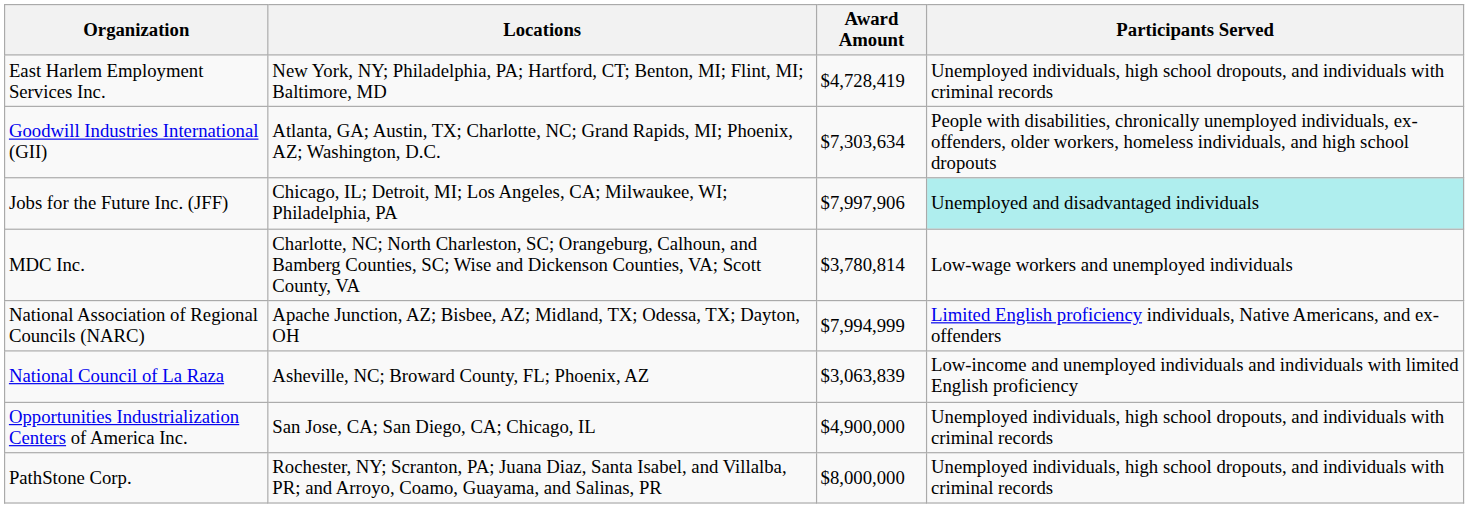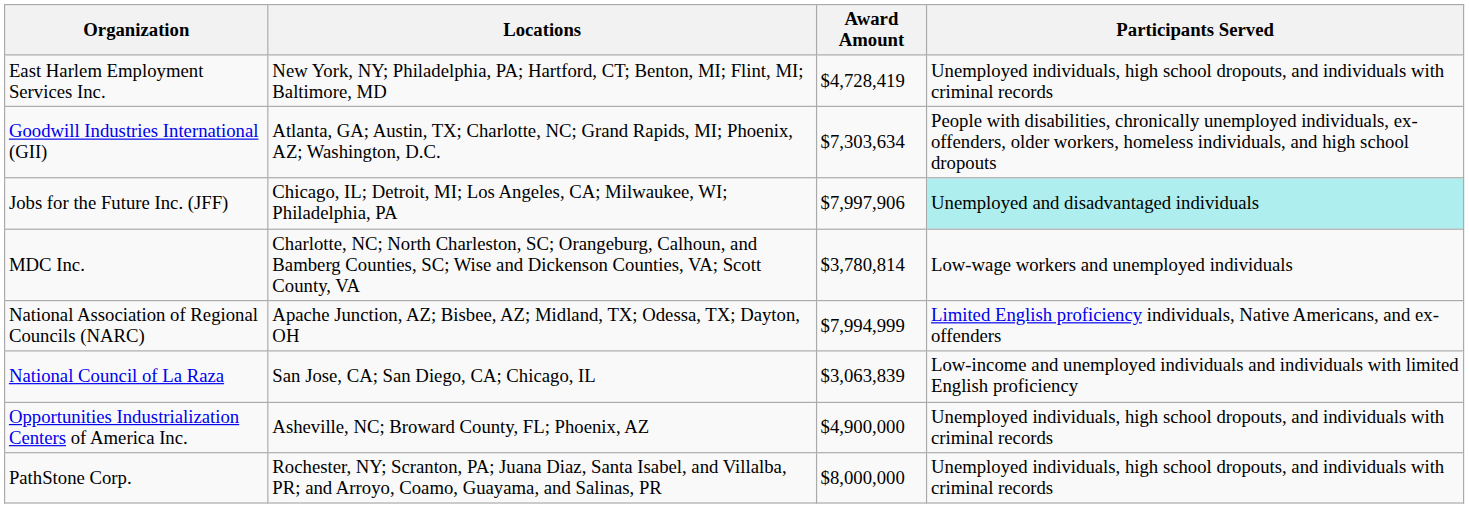(461, 376) Asheville, NC; Broward County, FL; Phoenix, AZ -> (434, 376) San Jose, CA; San Diego, CA; Chicago, IL
(434, 427) San Jose, CA; San Diego, CA; Chicago, IL -> (461, 427) Asheville, NC; Broward County, FL; Phoenix, AZ
